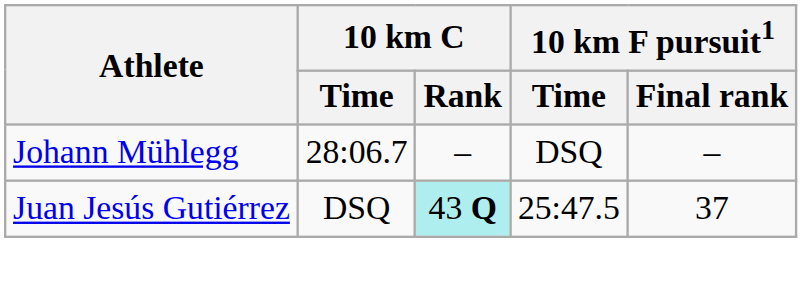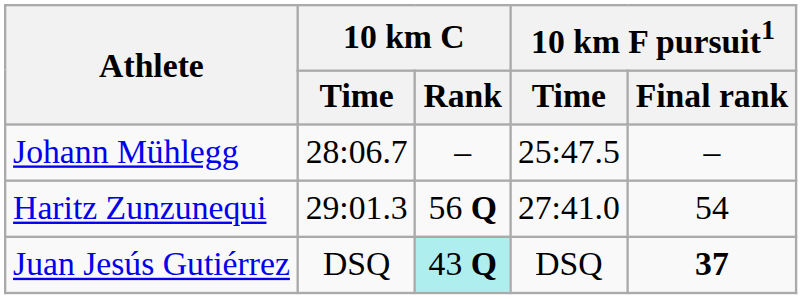(569, 152) DSQ -> (569, 152) 25:47.5
+ row: (140, 208)
(569, 208) 25:47.5 -> (569, 263) DSQ
(712, 208) normal -> (712, 263) bold
